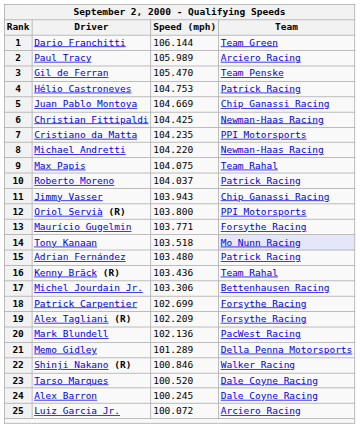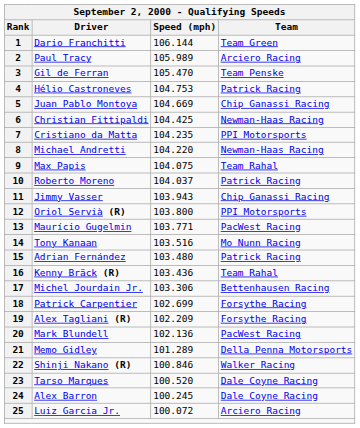(264, 227) Forsythe Racing -> (261, 227) PacWest Racing
(173, 243) 103.518 -> (173, 243) 103.516
(261, 243) lavender background -> (261, 243) no background
